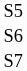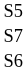rows swapped: (13, 36) <-> (13, 61)
